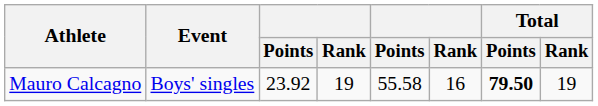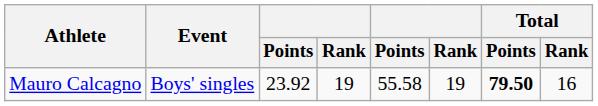(455, 84) 16 -> (455, 84) 19
(567, 84) 19 -> (567, 84) 16
